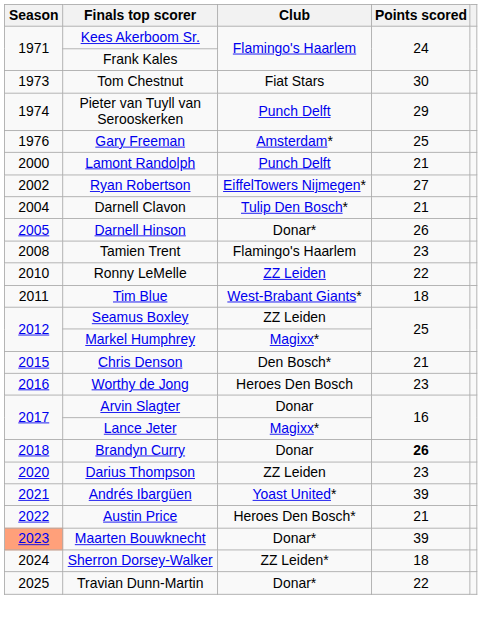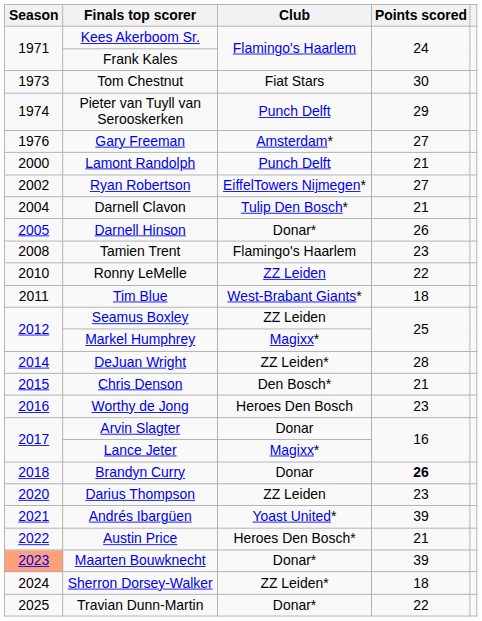(421, 141) 25 -> (421, 141) 27
+ row: (140, 362)
